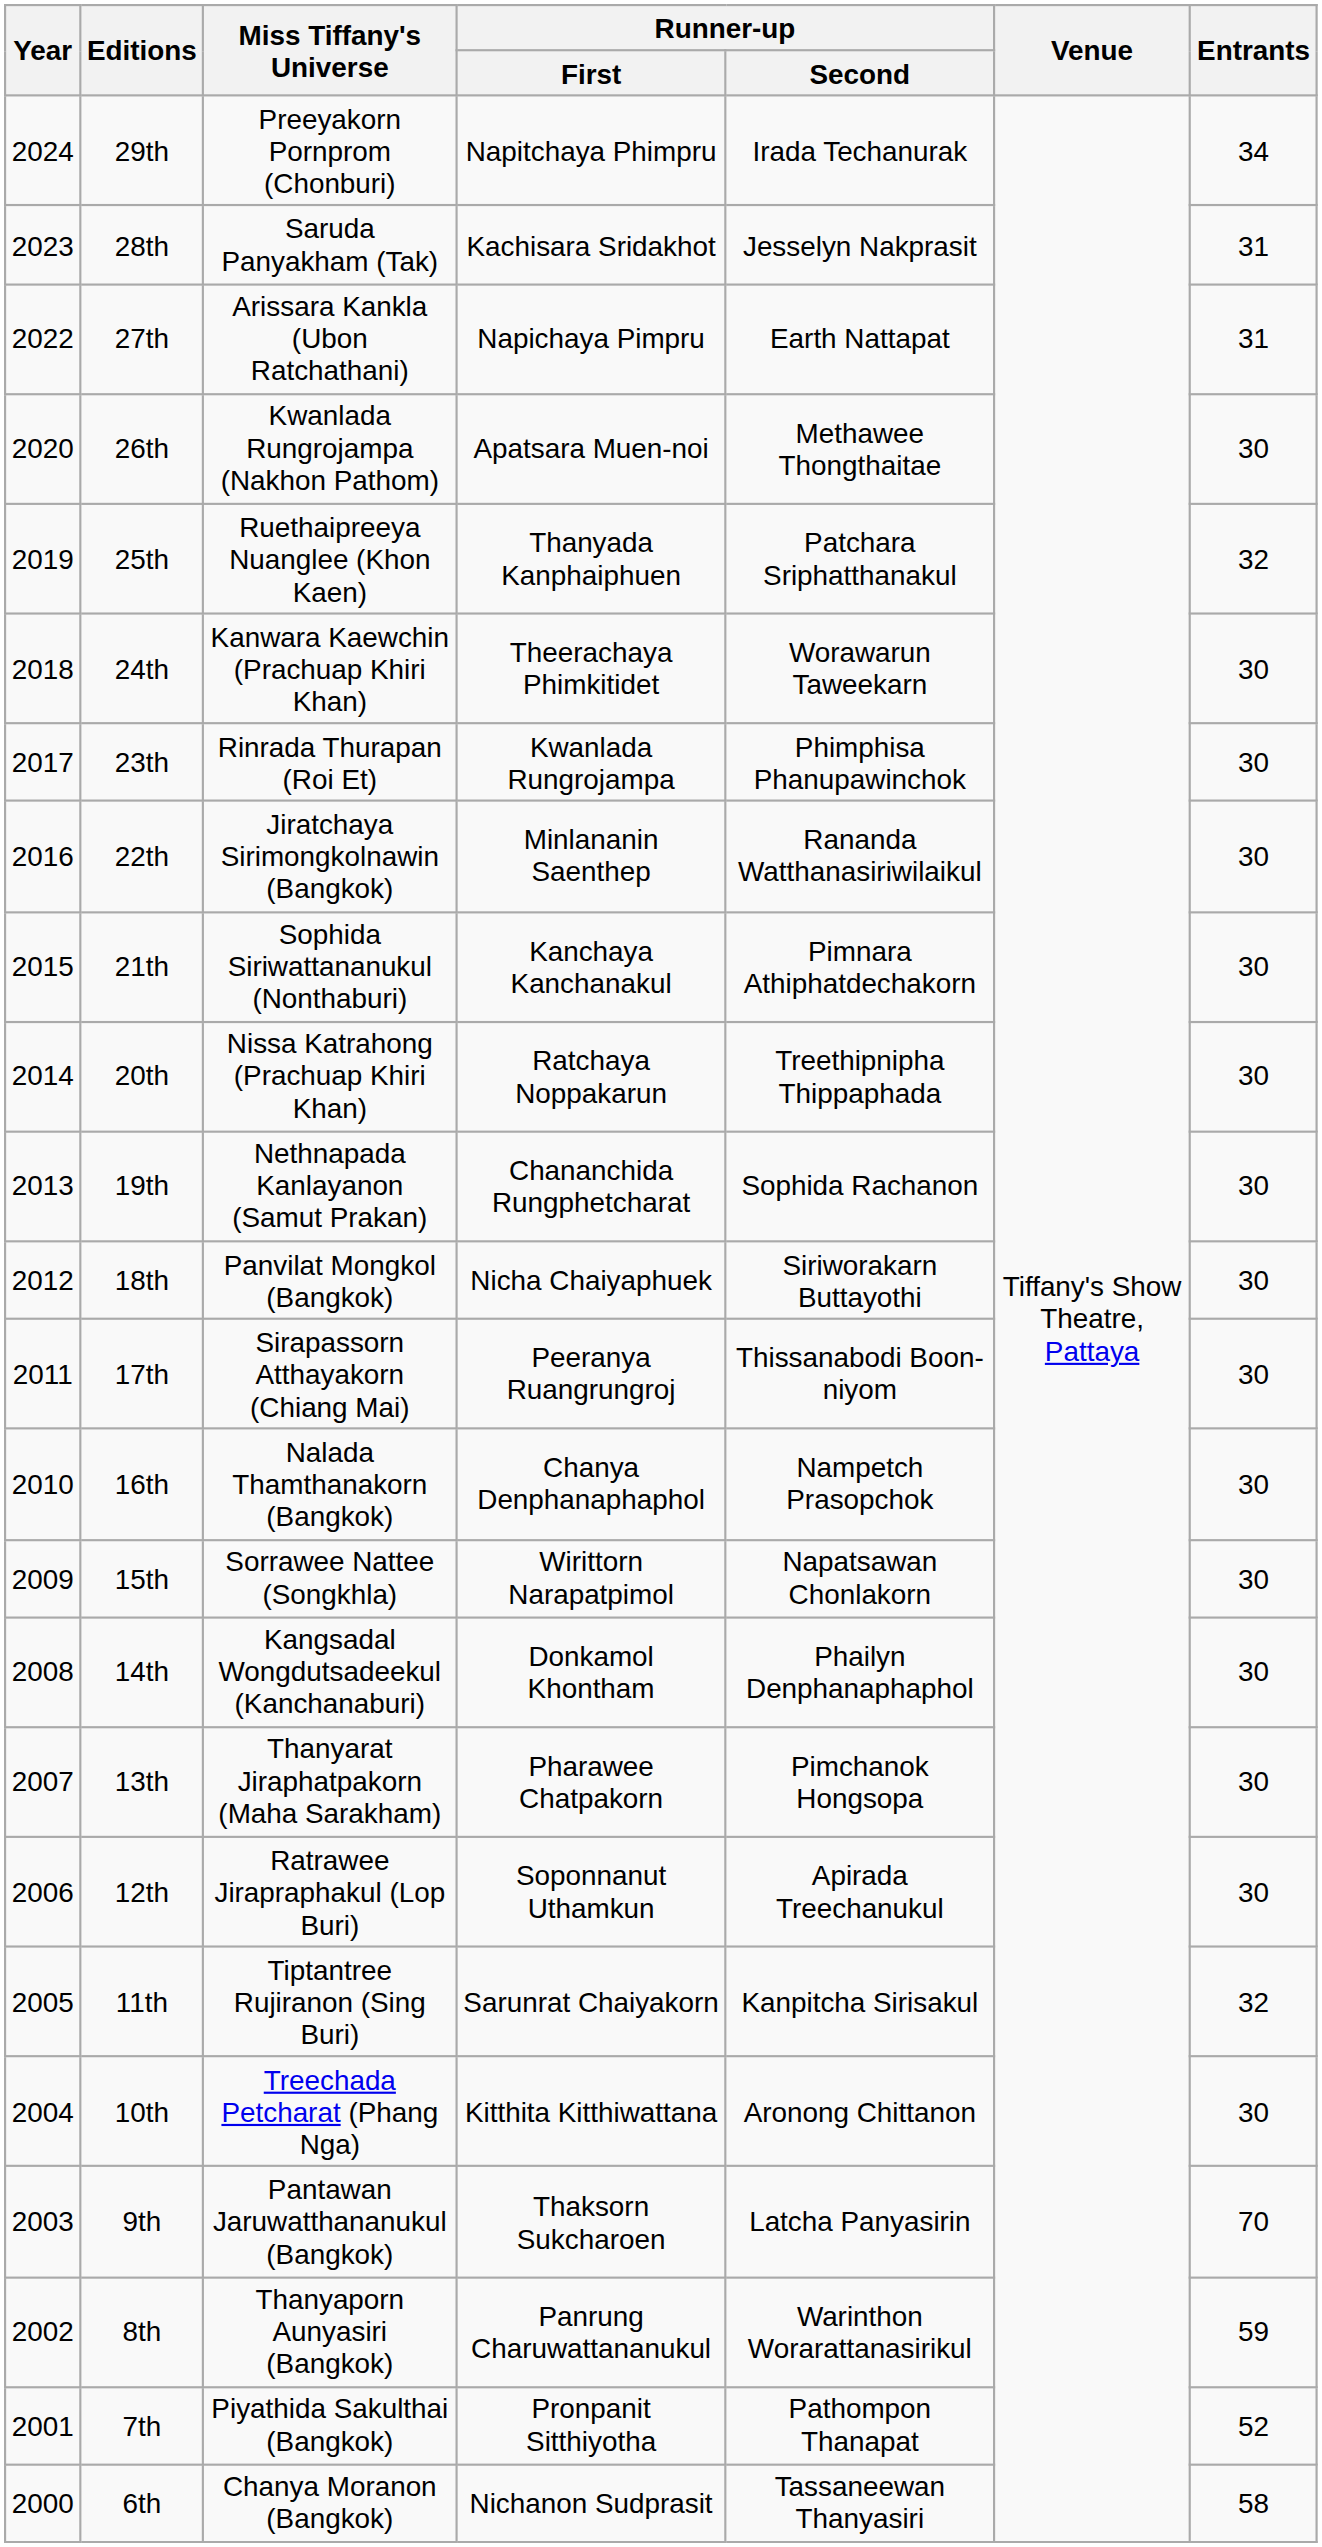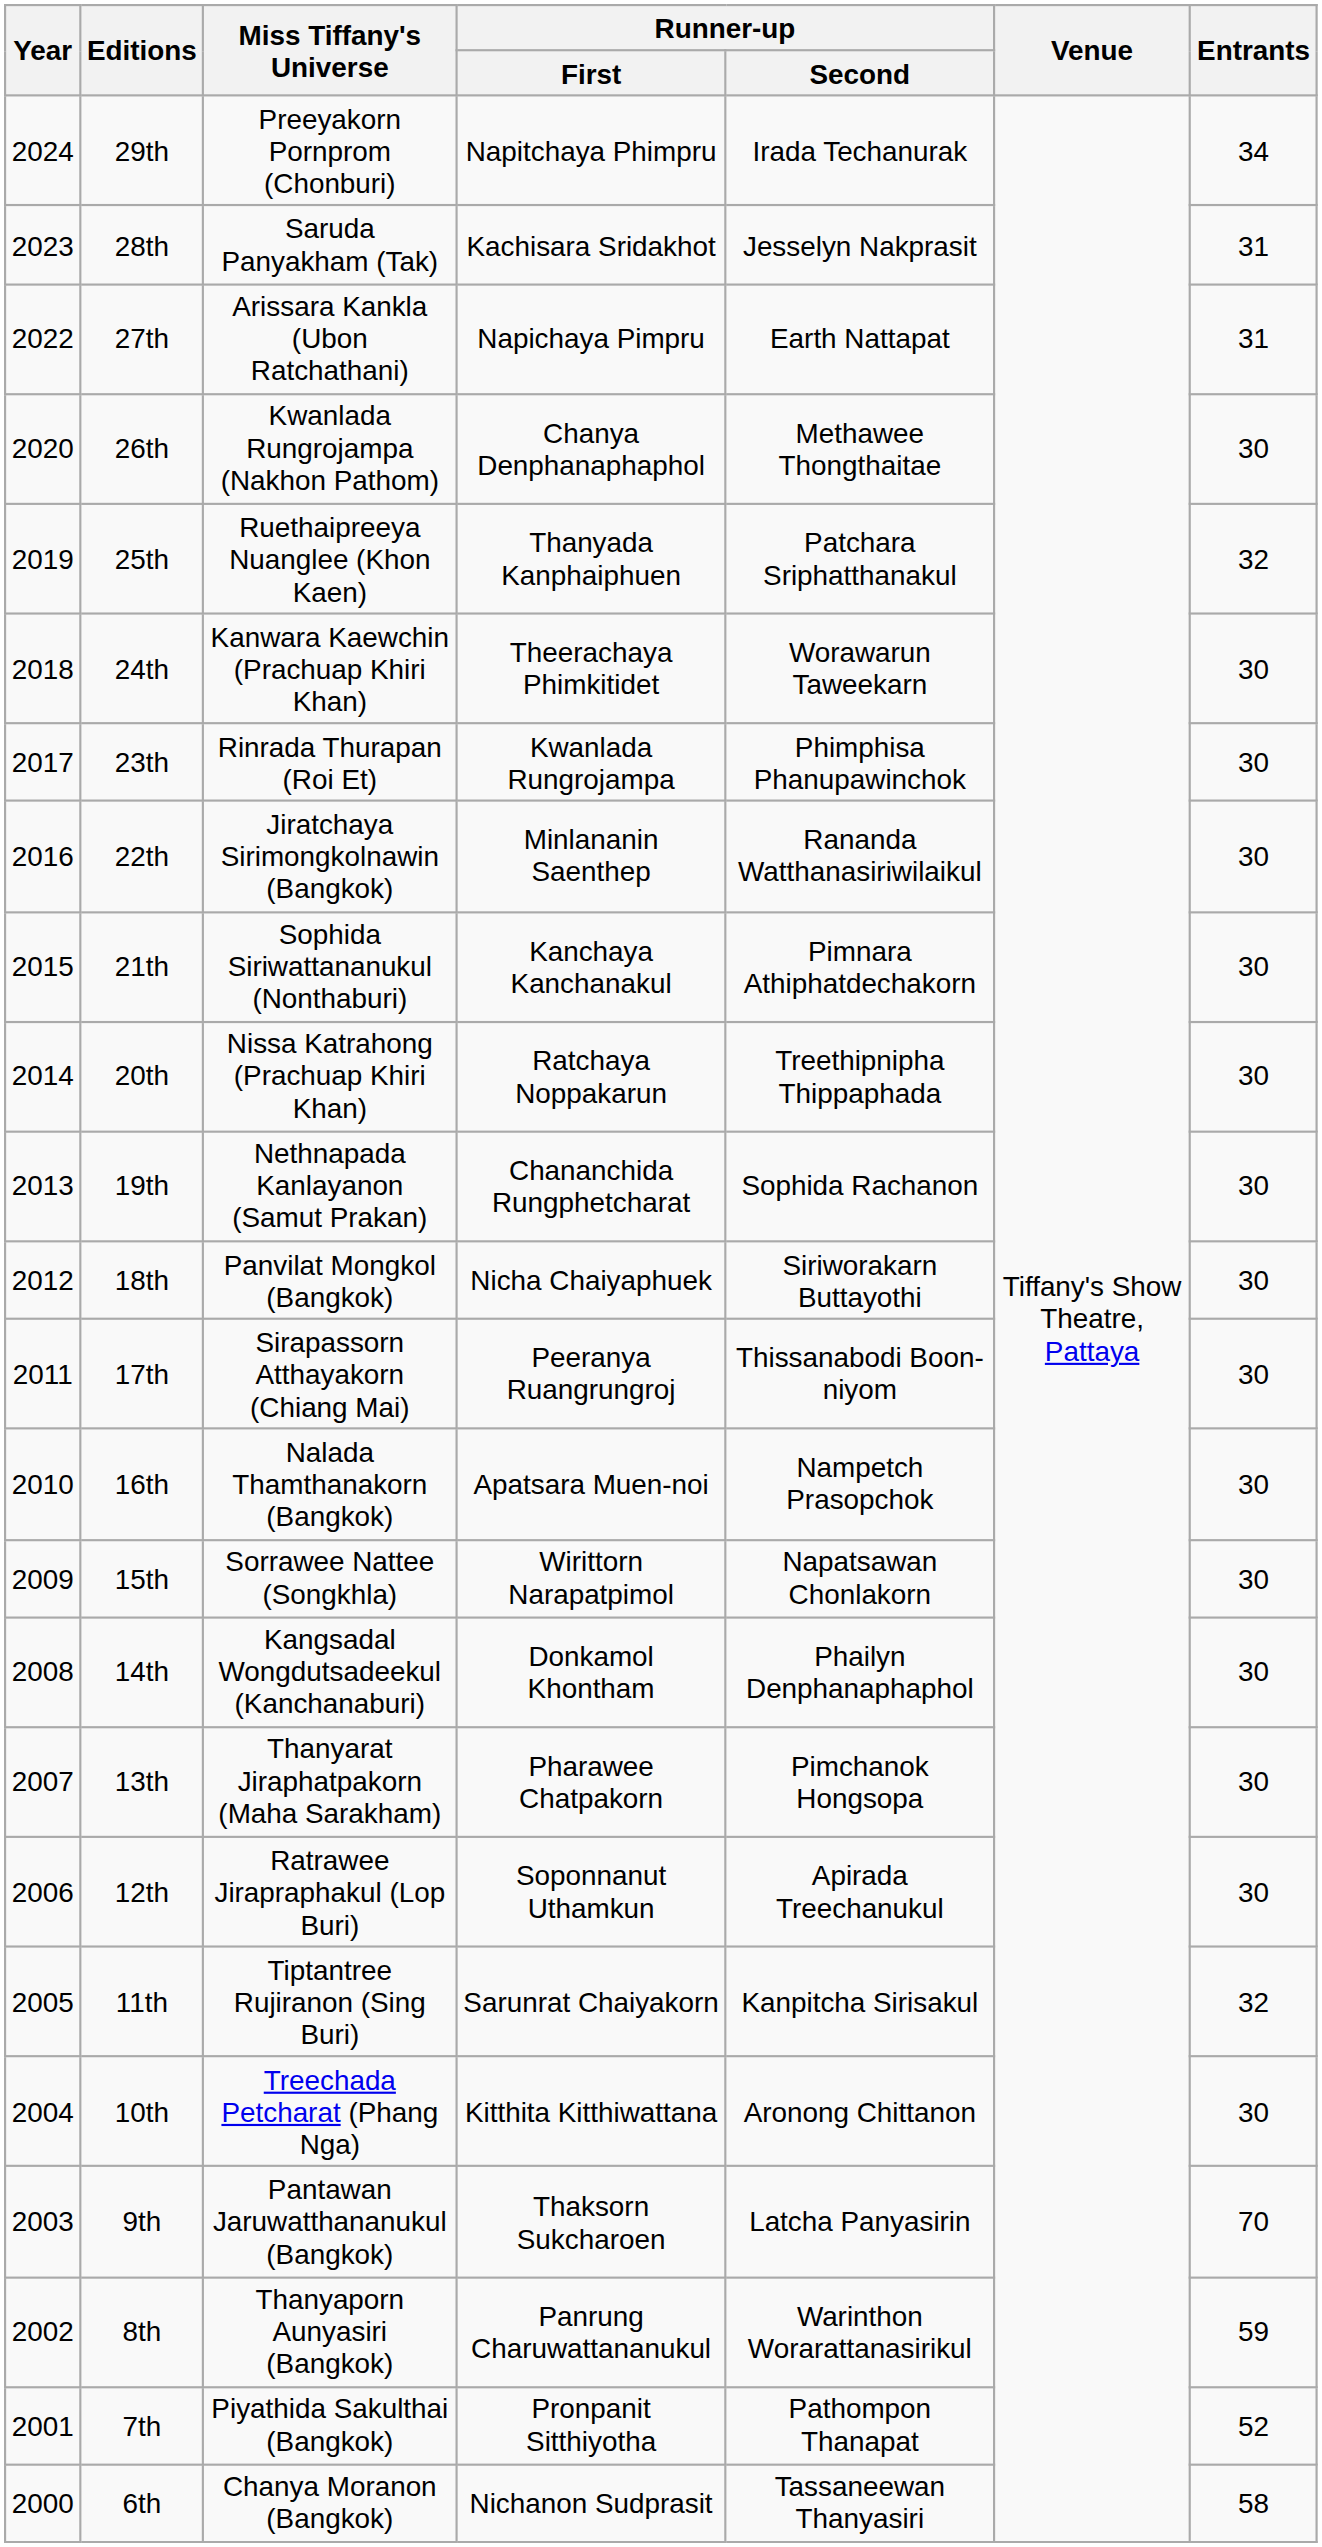(591, 449) Apatsara Muen-noi -> (591, 449) Chanya Denphanaphaphol
(591, 1484) Chanya Denphanaphaphol -> (591, 1484) Apatsara Muen-noi
